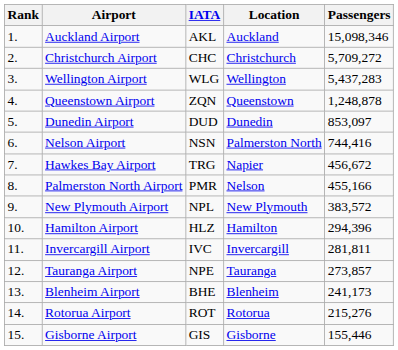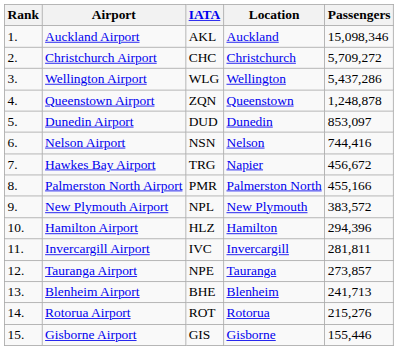(355, 79) 5,437,283 -> (355, 79) 5,437,286
(274, 143) Palmerston North -> (246, 143) Nelson
(246, 185) Nelson -> (274, 185) Palmerston North
(350, 292) 241,173 -> (350, 292) 241,713
